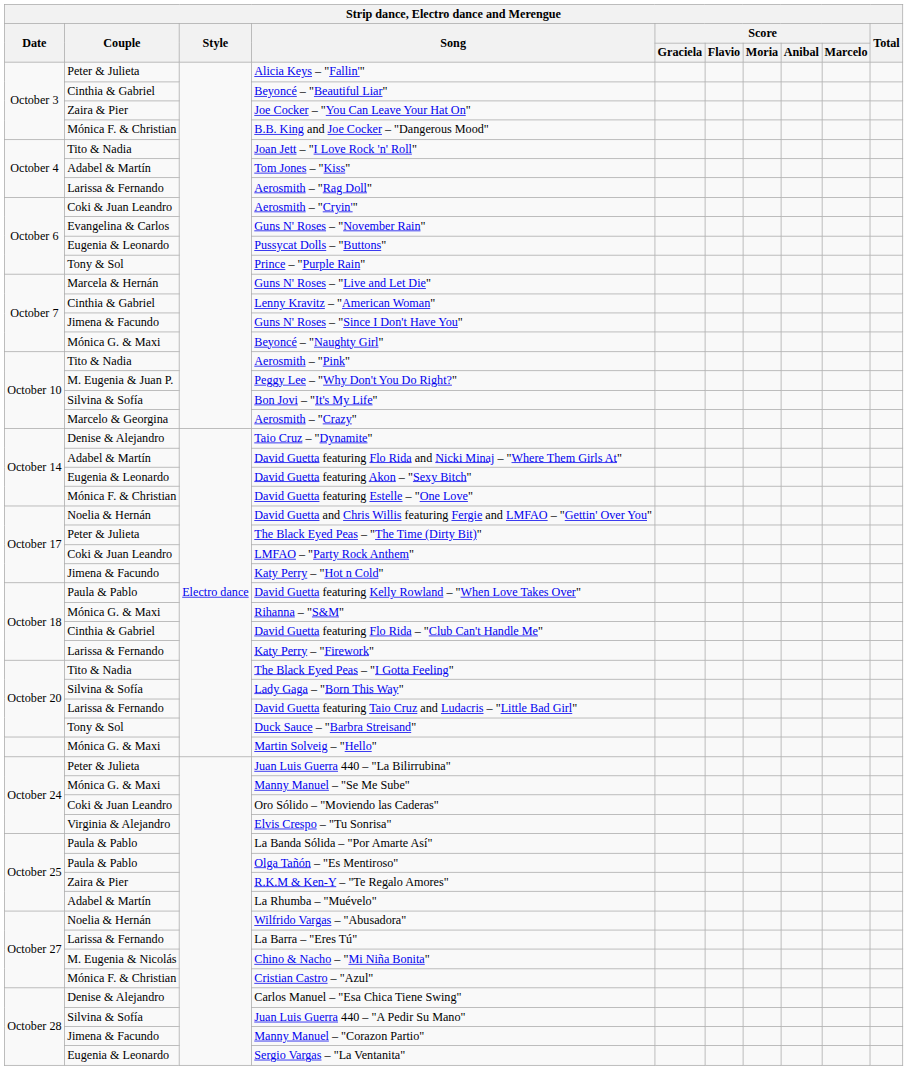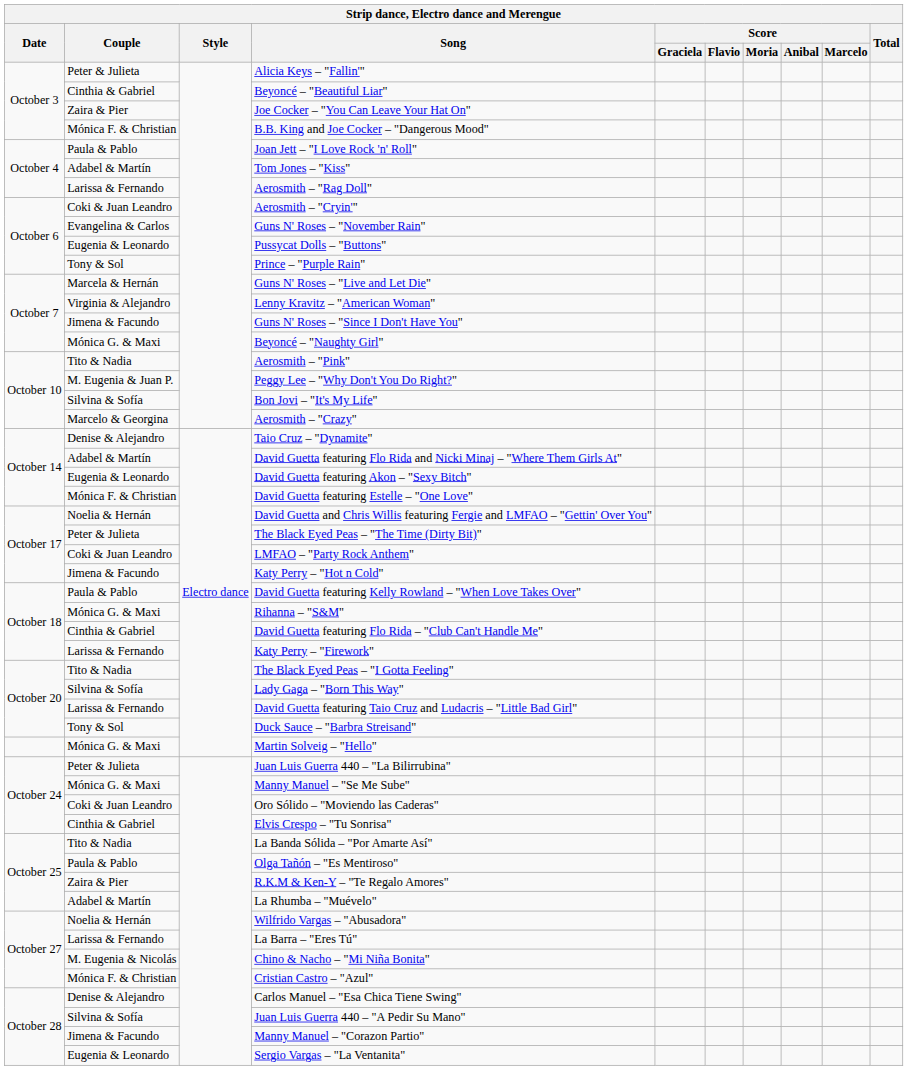(99, 149) Tito & Nadia -> (102, 149) Paula & Pablo
(111, 303) Cinthia & Gabriel -> (119, 303) Virginia & Alejandro
(119, 824) Virginia & Alejandro -> (111, 824) Cinthia & Gabriel
(102, 843) Paula & Pablo -> (99, 843) Tito & Nadia
